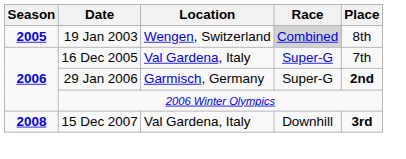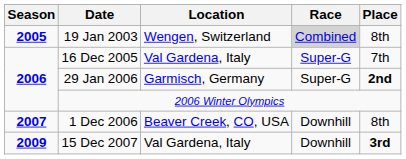+ row: (103, 121)
(31, 121) 2008 -> (31, 143) 2009
